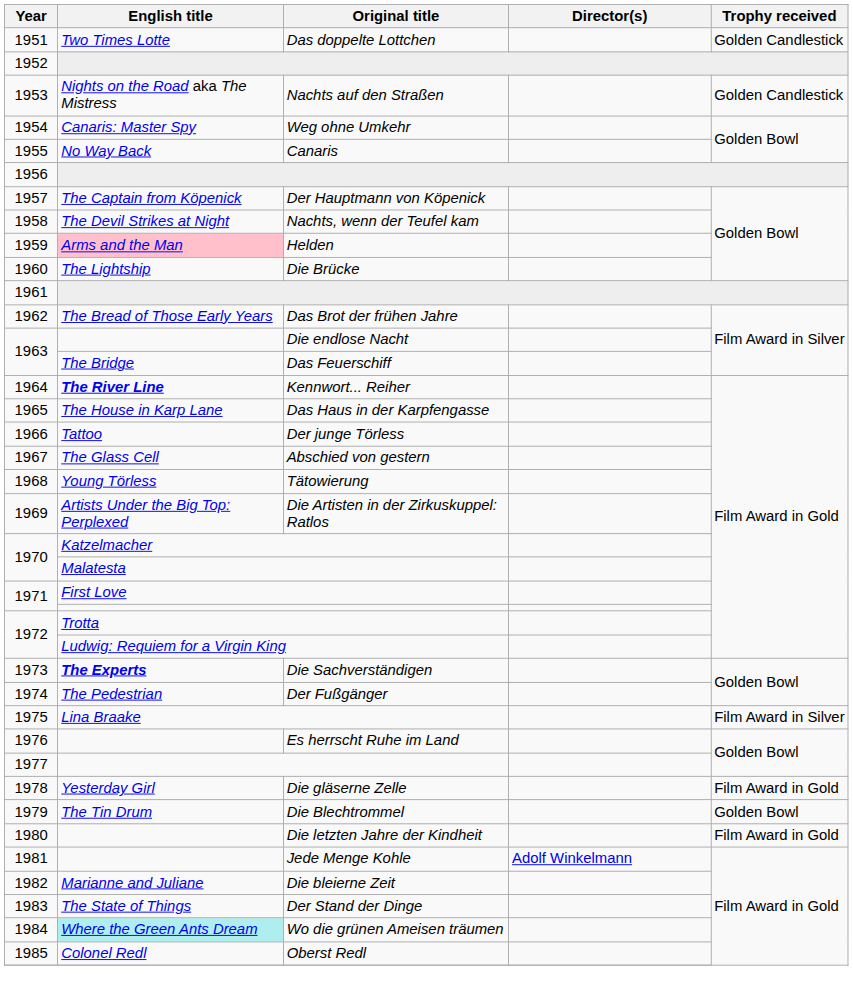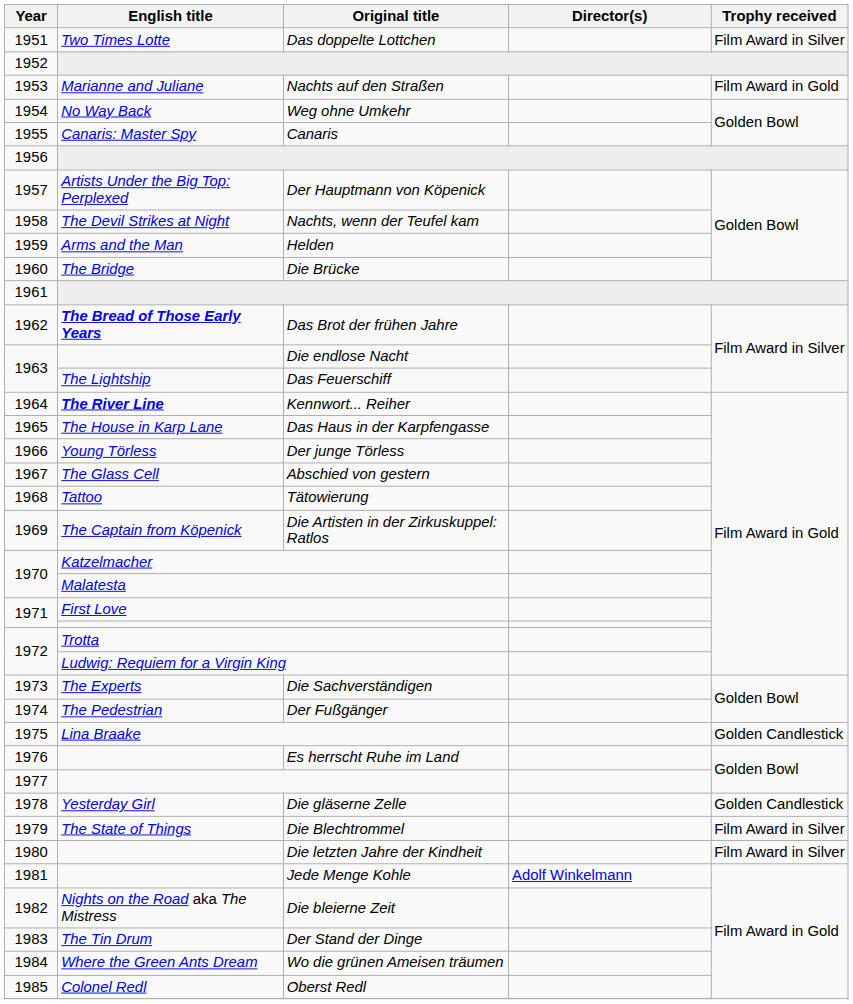(779, 39) Golden Candlestick -> (779, 39) Film Award in Silver
(154, 95) Nights on the Road aka The Mistress -> (132, 87) Marianne and Juliane
(779, 95) Golden Candlestick -> (777, 87) Film Award in Gold
(129, 127) Canaris: Master Spy -> (106, 110) No Way Back
(106, 151) No Way Back -> (129, 134) Canaris: Master Spy
(151, 198) The Captain from Köpenick -> (146, 189) Artists Under the Big Top: Perplexed
(122, 245) pink background -> (122, 245) no background
(106, 269) The Lightship -> (98, 269) The Bridge
(167, 316) normal -> (151, 324) bold
(98, 363) The Bridge -> (106, 380) The Lightship
(82, 434) Tattoo -> (109, 450) Young Törless
(109, 481) Young Törless -> (82, 498) Tattoo
(146, 513) Artists Under the Big Top: Perplexed -> (151, 530) The Captain from Köpenick
(104, 670) bold -> (101, 686) normal
(779, 717) Film Award in Silver -> (779, 734) Golden Candlestick
(777, 788) Film Award in Gold -> (779, 804) Golden Candlestick
(107, 811) The Tin Drum -> (126, 828) The State of Things
(756, 811) Golden Bowl -> (779, 828) Film Award in Silver
(777, 835) Film Award in Gold -> (779, 852) Film Award in Silver
(132, 882) Marianne and Juliane -> (154, 907) Nights on the Road aka The Mistress
(126, 906) The State of Things -> (107, 939) The Tin Drum
(159, 929) paleturquoise background -> (159, 963) no background
